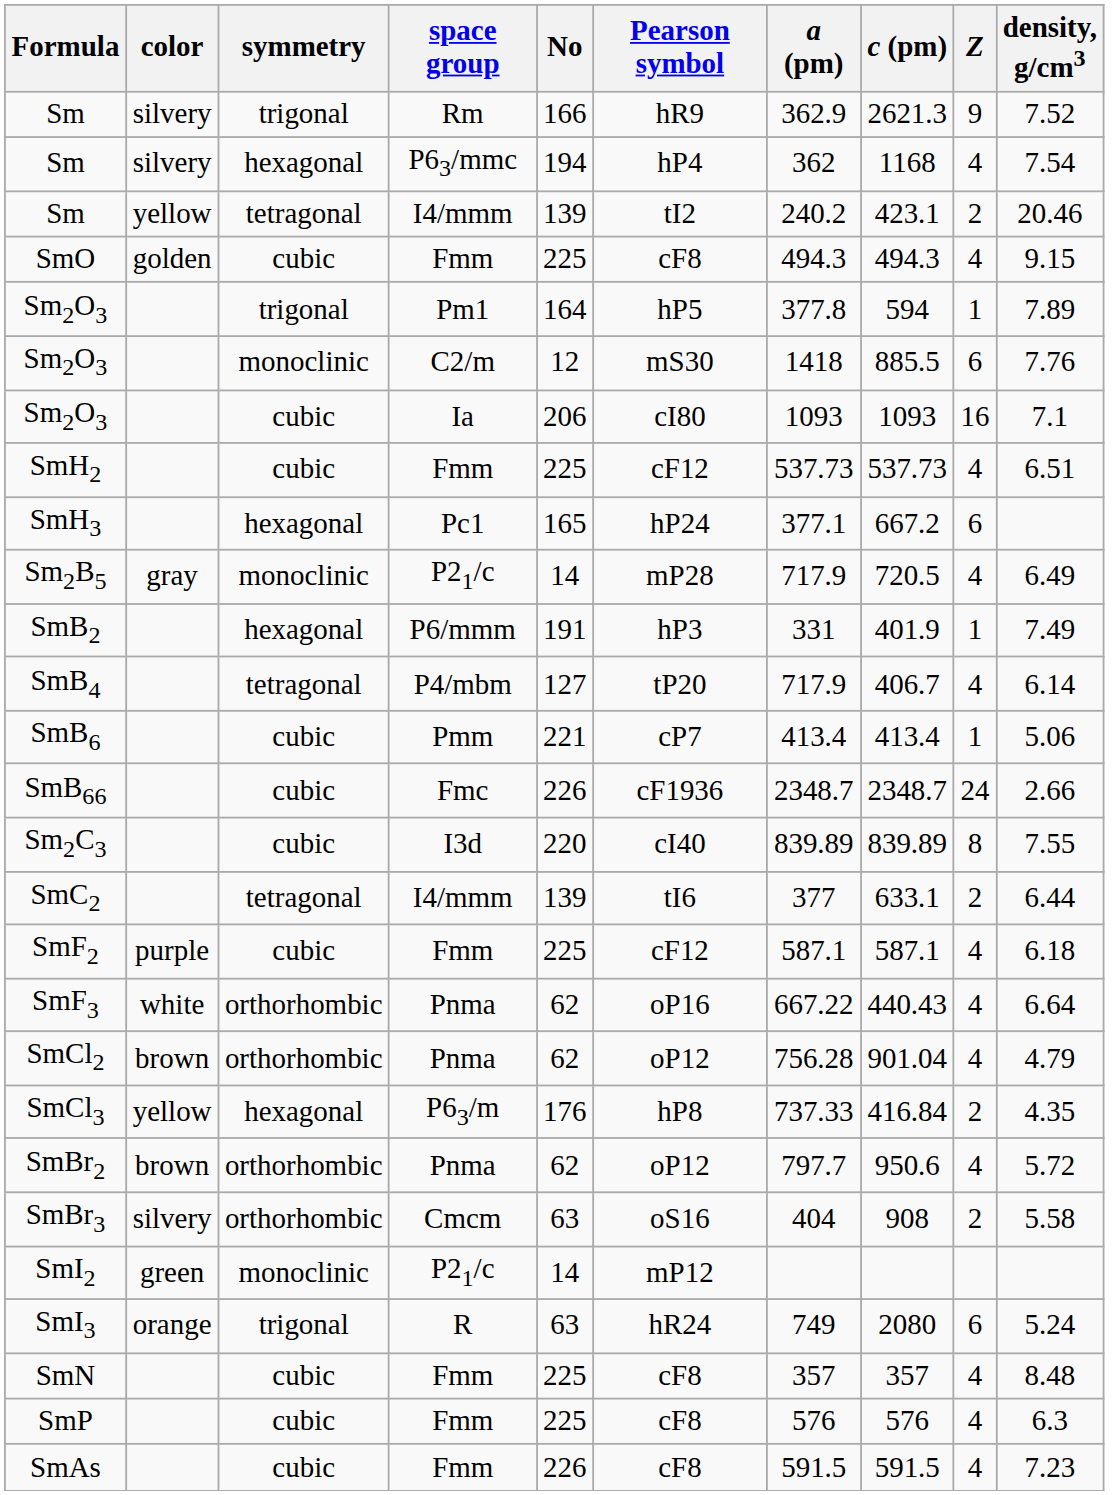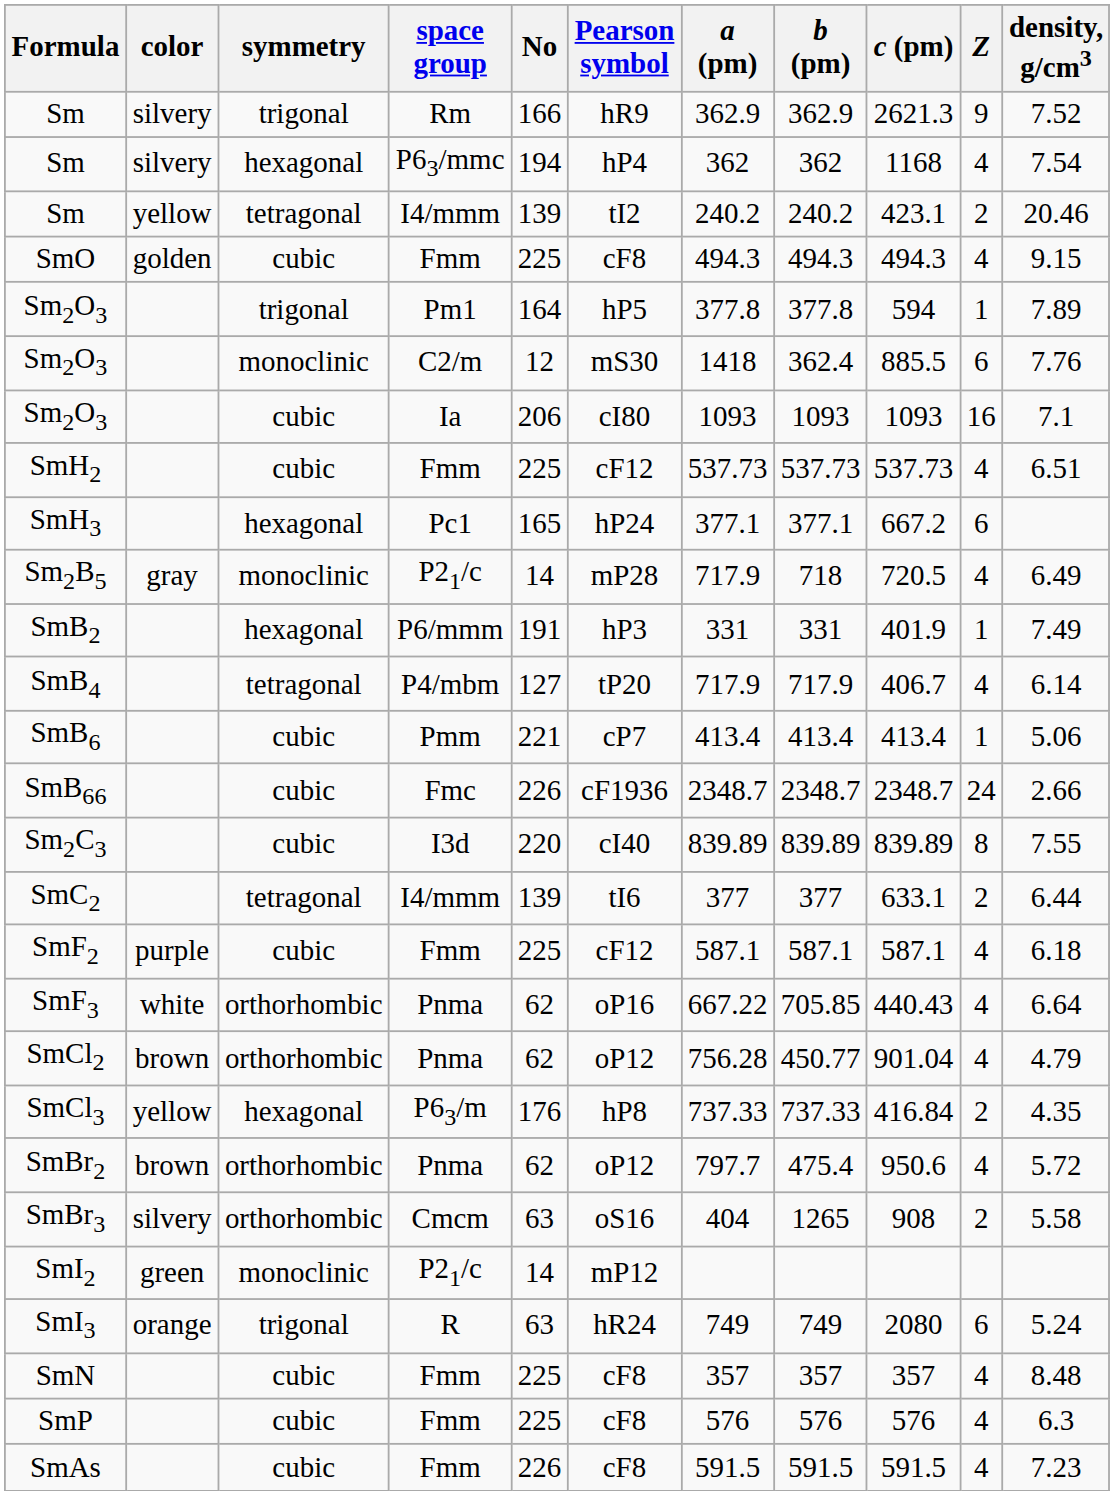+ column: (821, 47)
